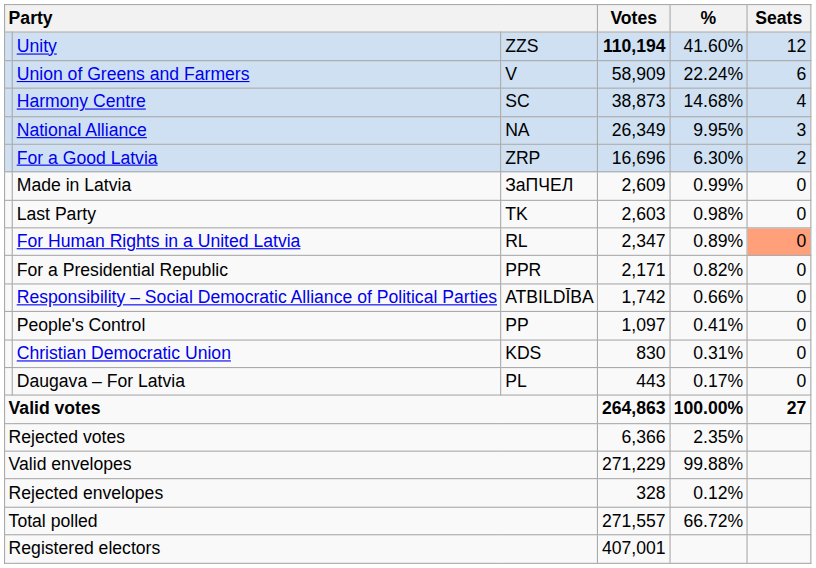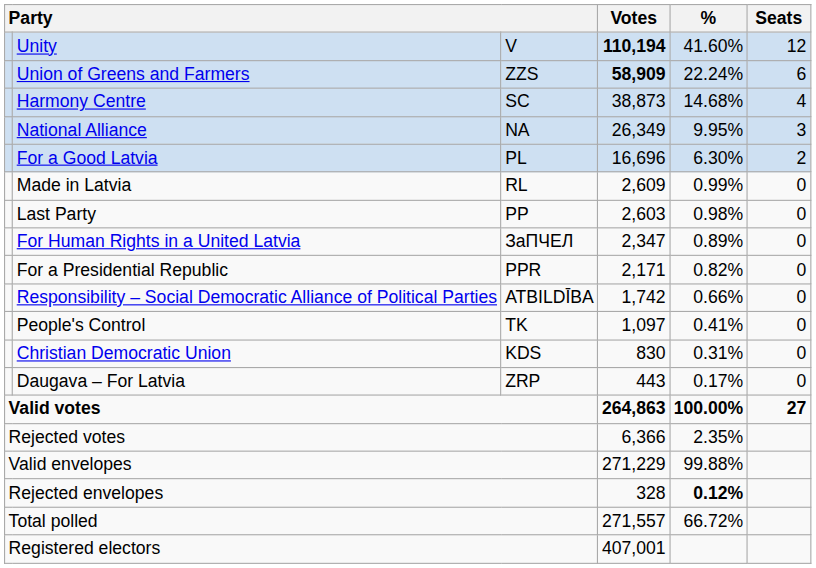(522, 46) ZZS -> (511, 46) V
(511, 74) V -> (522, 74) ZZS
(639, 74) normal -> (639, 74) bold
(523, 158) ZRP -> (516, 158) PL
(539, 185) ЗаПЧЕЛ -> (516, 185) RL
(516, 213) TK -> (517, 213) PP
(516, 241) RL -> (539, 241) ЗаПЧЕЛ
(801, 241) lightsalmon background -> (801, 241) no background
(517, 325) PP -> (516, 325) TK
(516, 381) PL -> (523, 381) ZRP
(718, 492) normal -> (718, 492) bold
